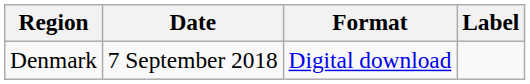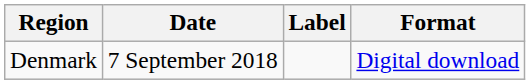columns swapped: (370, 23) <-> (491, 23)
